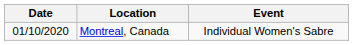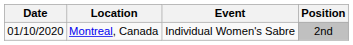+ column: (323, 14)
